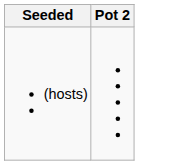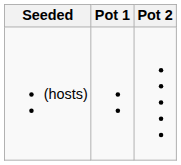+ column: (112, 15)
